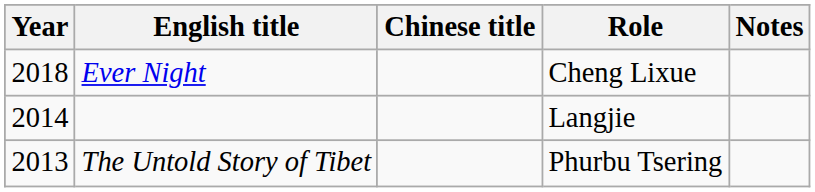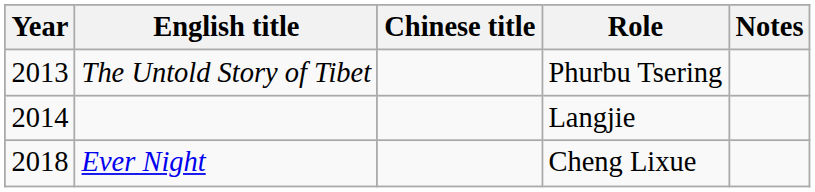rows swapped: (226, 162) <-> (144, 72)
